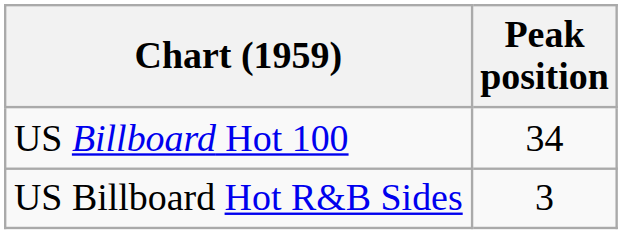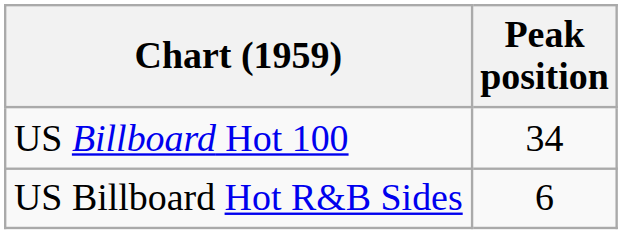(544, 197) 3 -> (544, 197) 6
